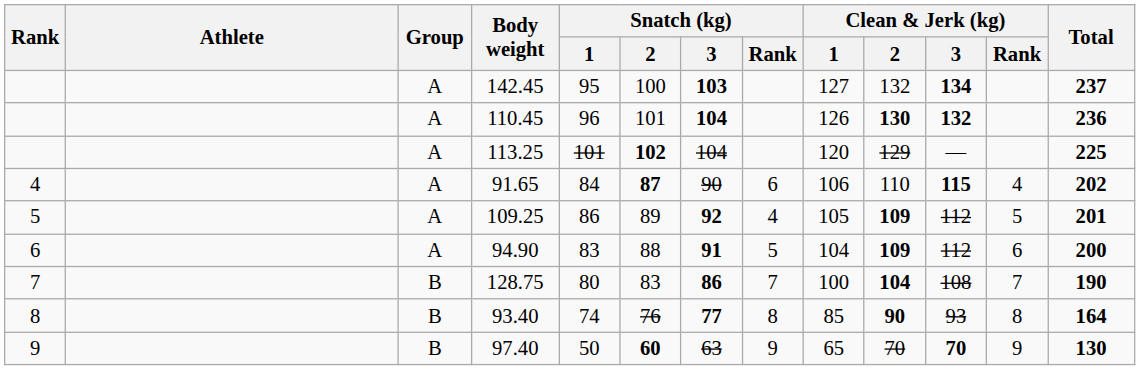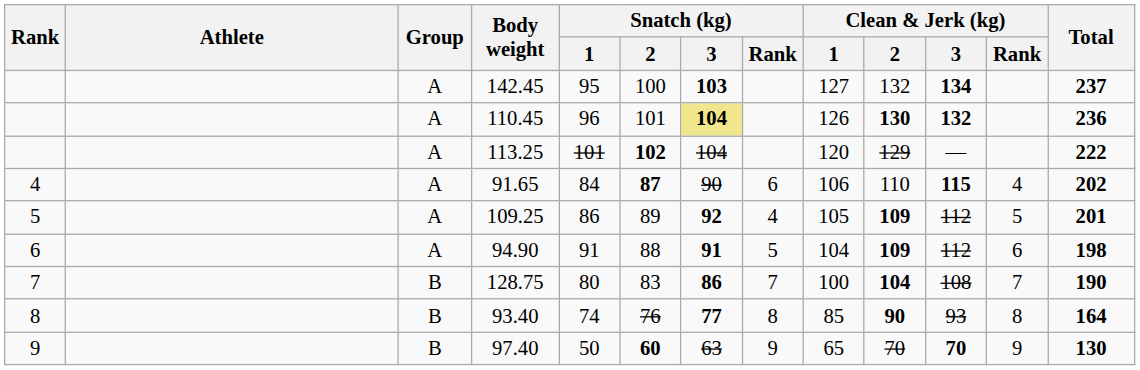(711, 119) no background -> (711, 119) khaki background
(1091, 151) 225 -> (1091, 151) 222
(589, 250) 83 -> (589, 250) 91
(1091, 250) 200 -> (1091, 250) 198
